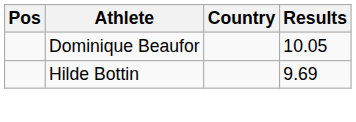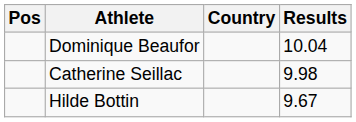(305, 46) 10.05 -> (305, 46) 10.04
+ row: (116, 74)
(300, 74) 9.69 -> (300, 102) 9.67
